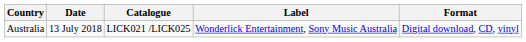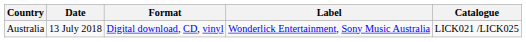columns swapped: (460, 12) <-> (149, 12)
